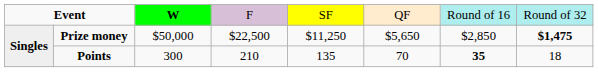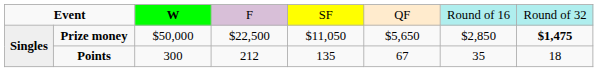(326, 35) $11,250 -> (326, 35) $11,050
(249, 56) 210 -> (249, 56) 212
(402, 56) 70 -> (402, 56) 67
(479, 56) bold -> (479, 56) normal
